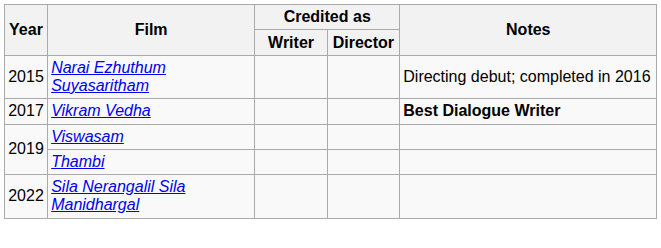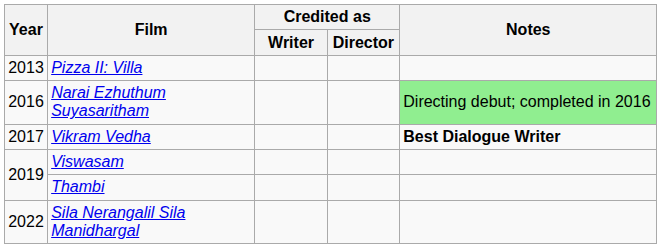+ row: (97, 67)
(26, 76) 2015 -> (26, 102) 2016
(527, 76) no background -> (527, 102) lightgreen background
